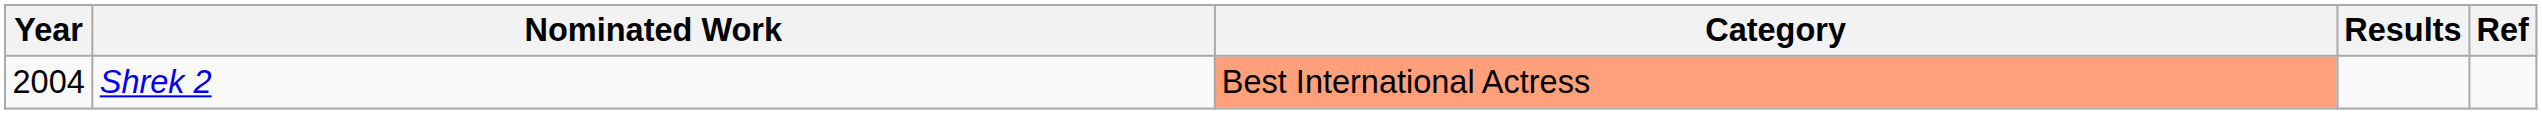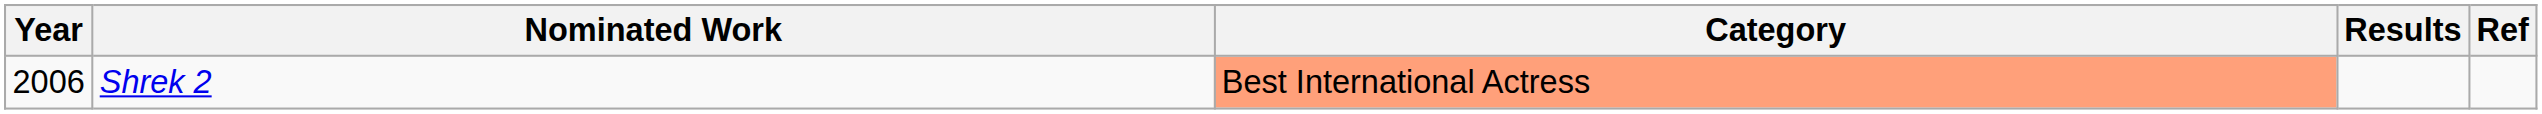(49, 81) 2004 -> (49, 81) 2006
